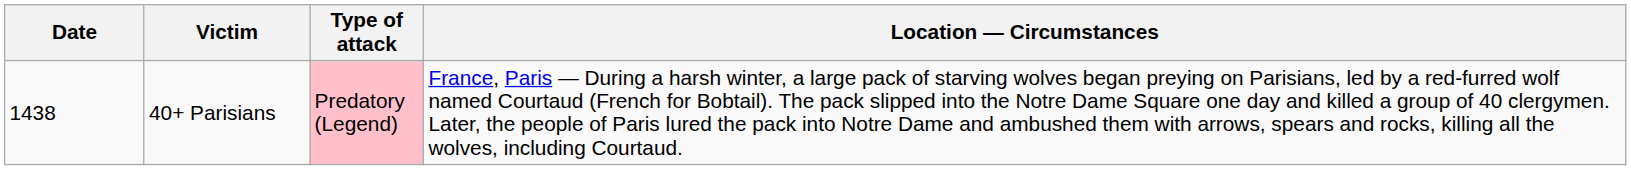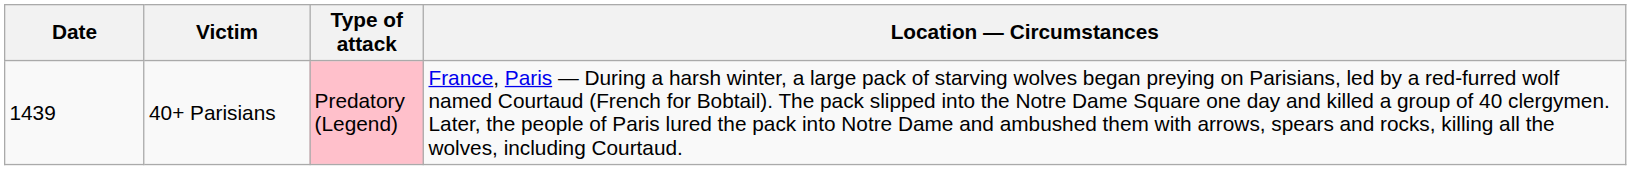(33, 112) 1438 -> (33, 112) 1439
